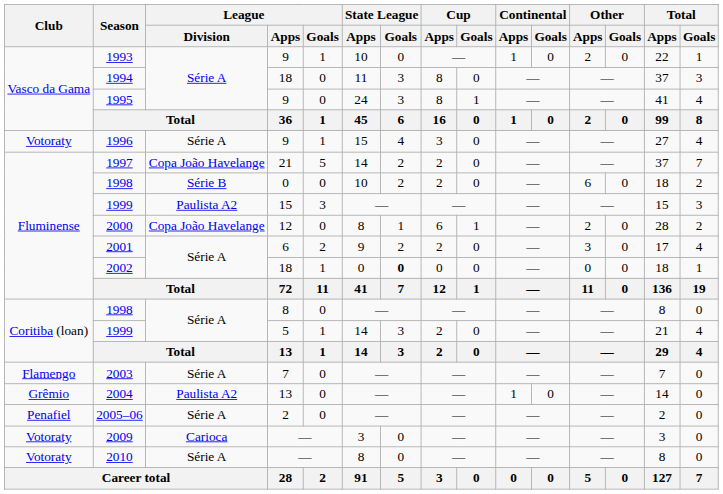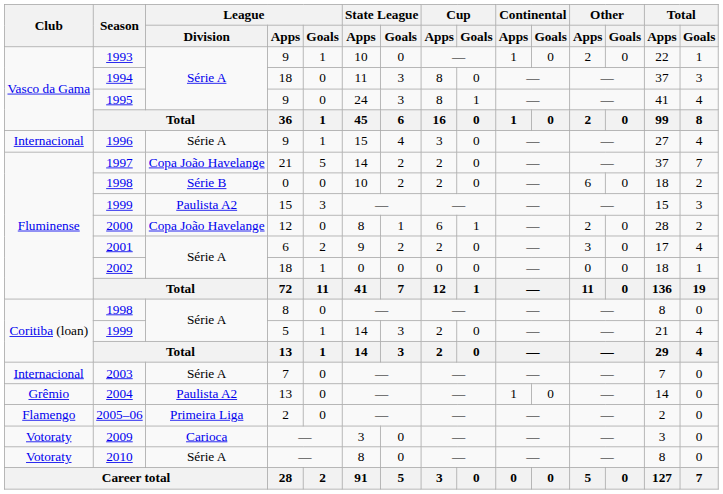(49, 141) Votoraty -> (49, 141) Internacional
(401, 267) bold -> (401, 267) normal
(49, 373) Flamengo -> (49, 373) Internacional
(49, 415) Penafiel -> (49, 415) Flamengo
(207, 415) Série A -> (207, 415) Primeira Liga
